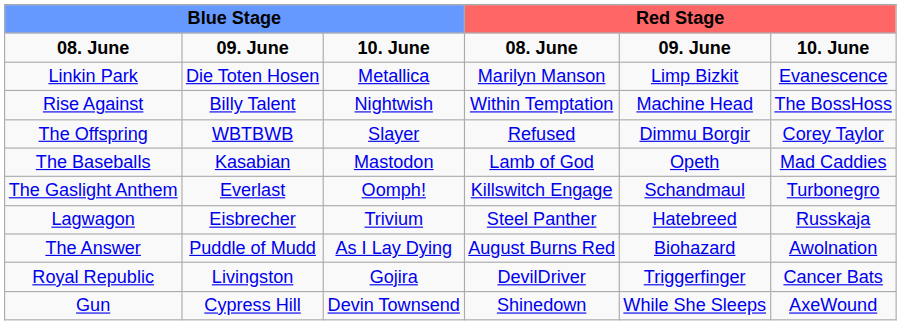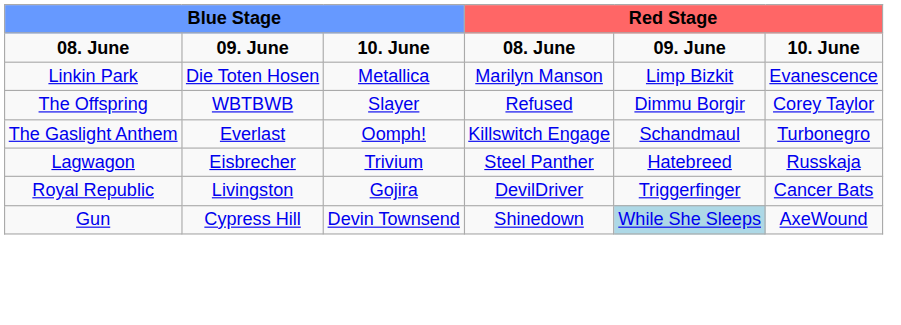- row: (93, 104)
- row: (93, 162)
- row: (93, 248)
(695, 305) no background -> (690, 219) lightblue background
